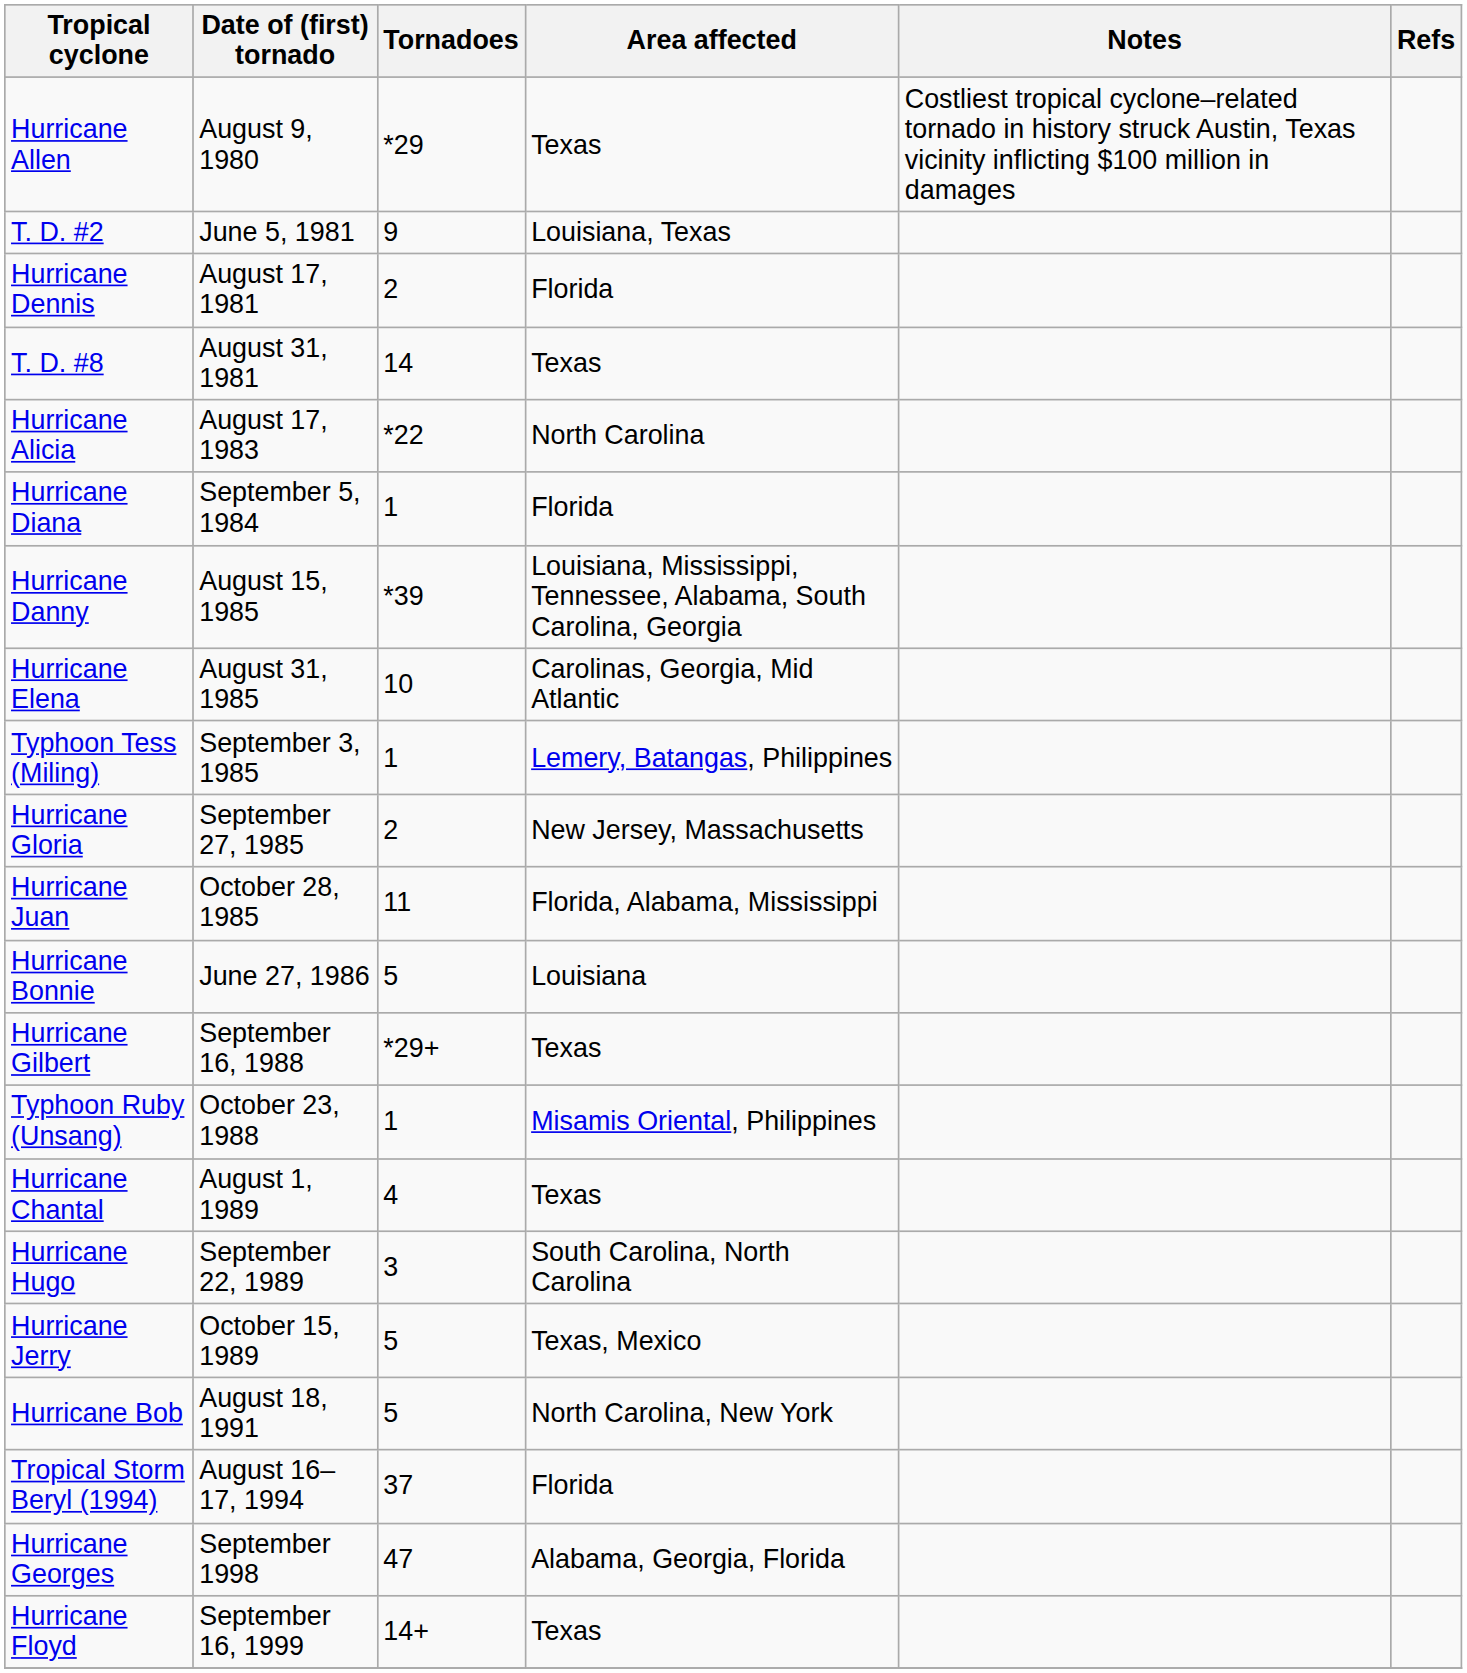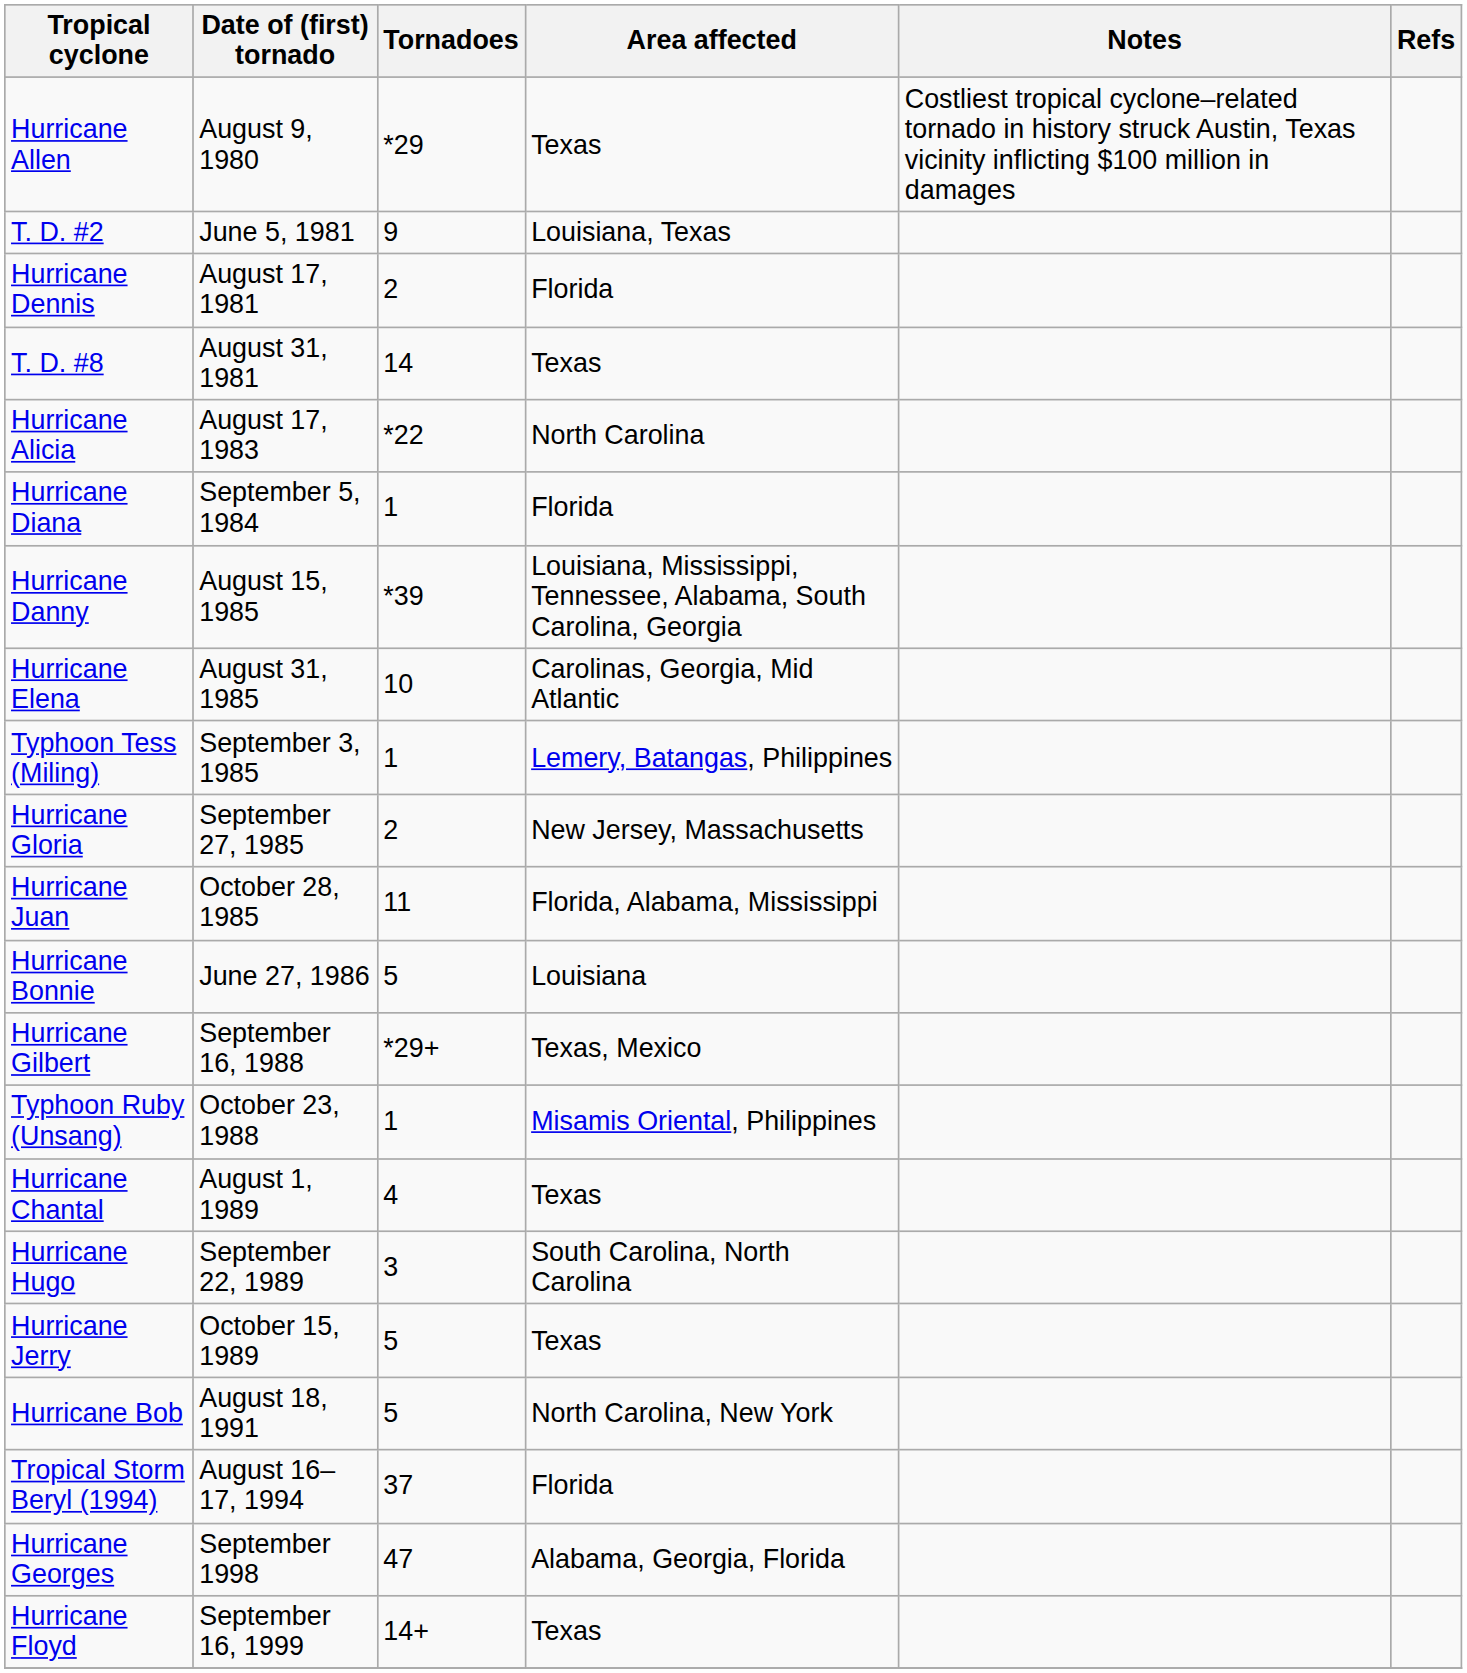(566, 1048) Texas -> (616, 1048) Texas, Mexico
(616, 1340) Texas, Mexico -> (566, 1340) Texas
